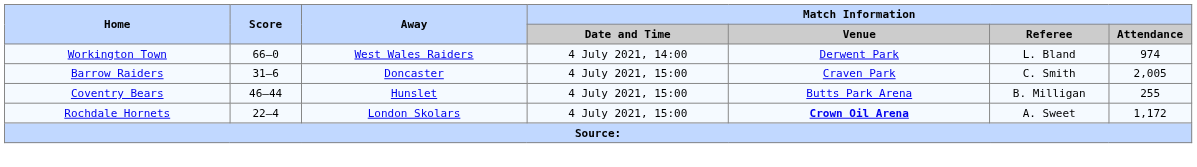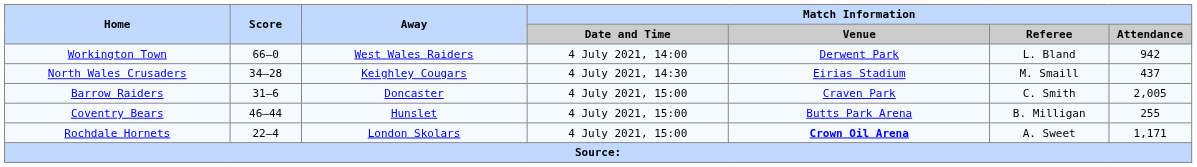(1150, 54) 974 -> (1150, 54) 942
+ row: (117, 74)
(1150, 113) 1,172 -> (1150, 133) 1,171
